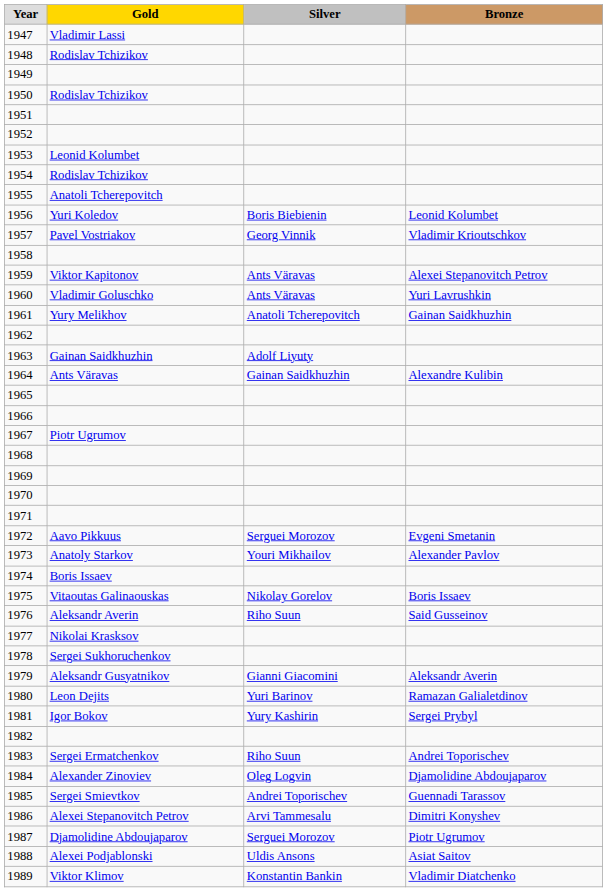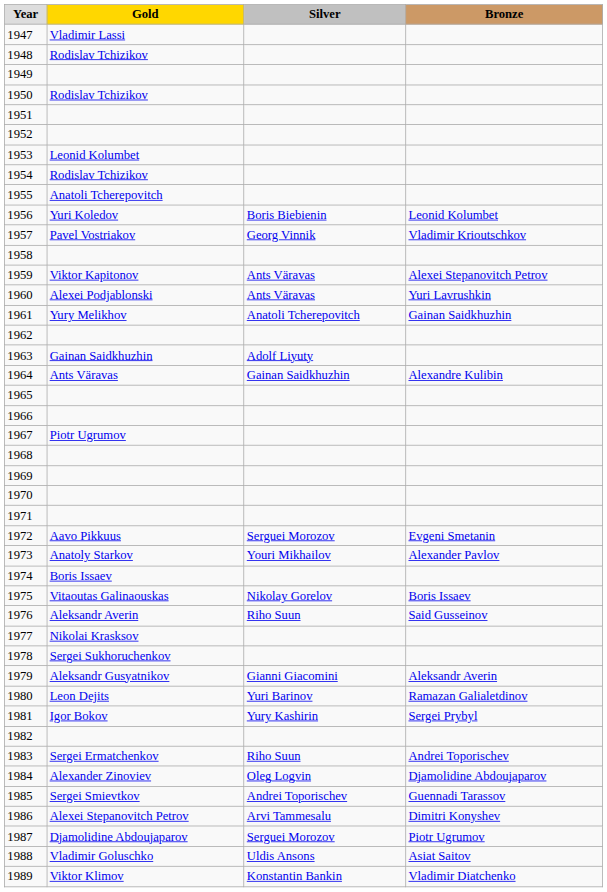(101, 295) Vladimir Goluschko -> (101, 295) Alexei Podjablonski
(101, 856) Alexei Podjablonski -> (101, 856) Vladimir Goluschko
